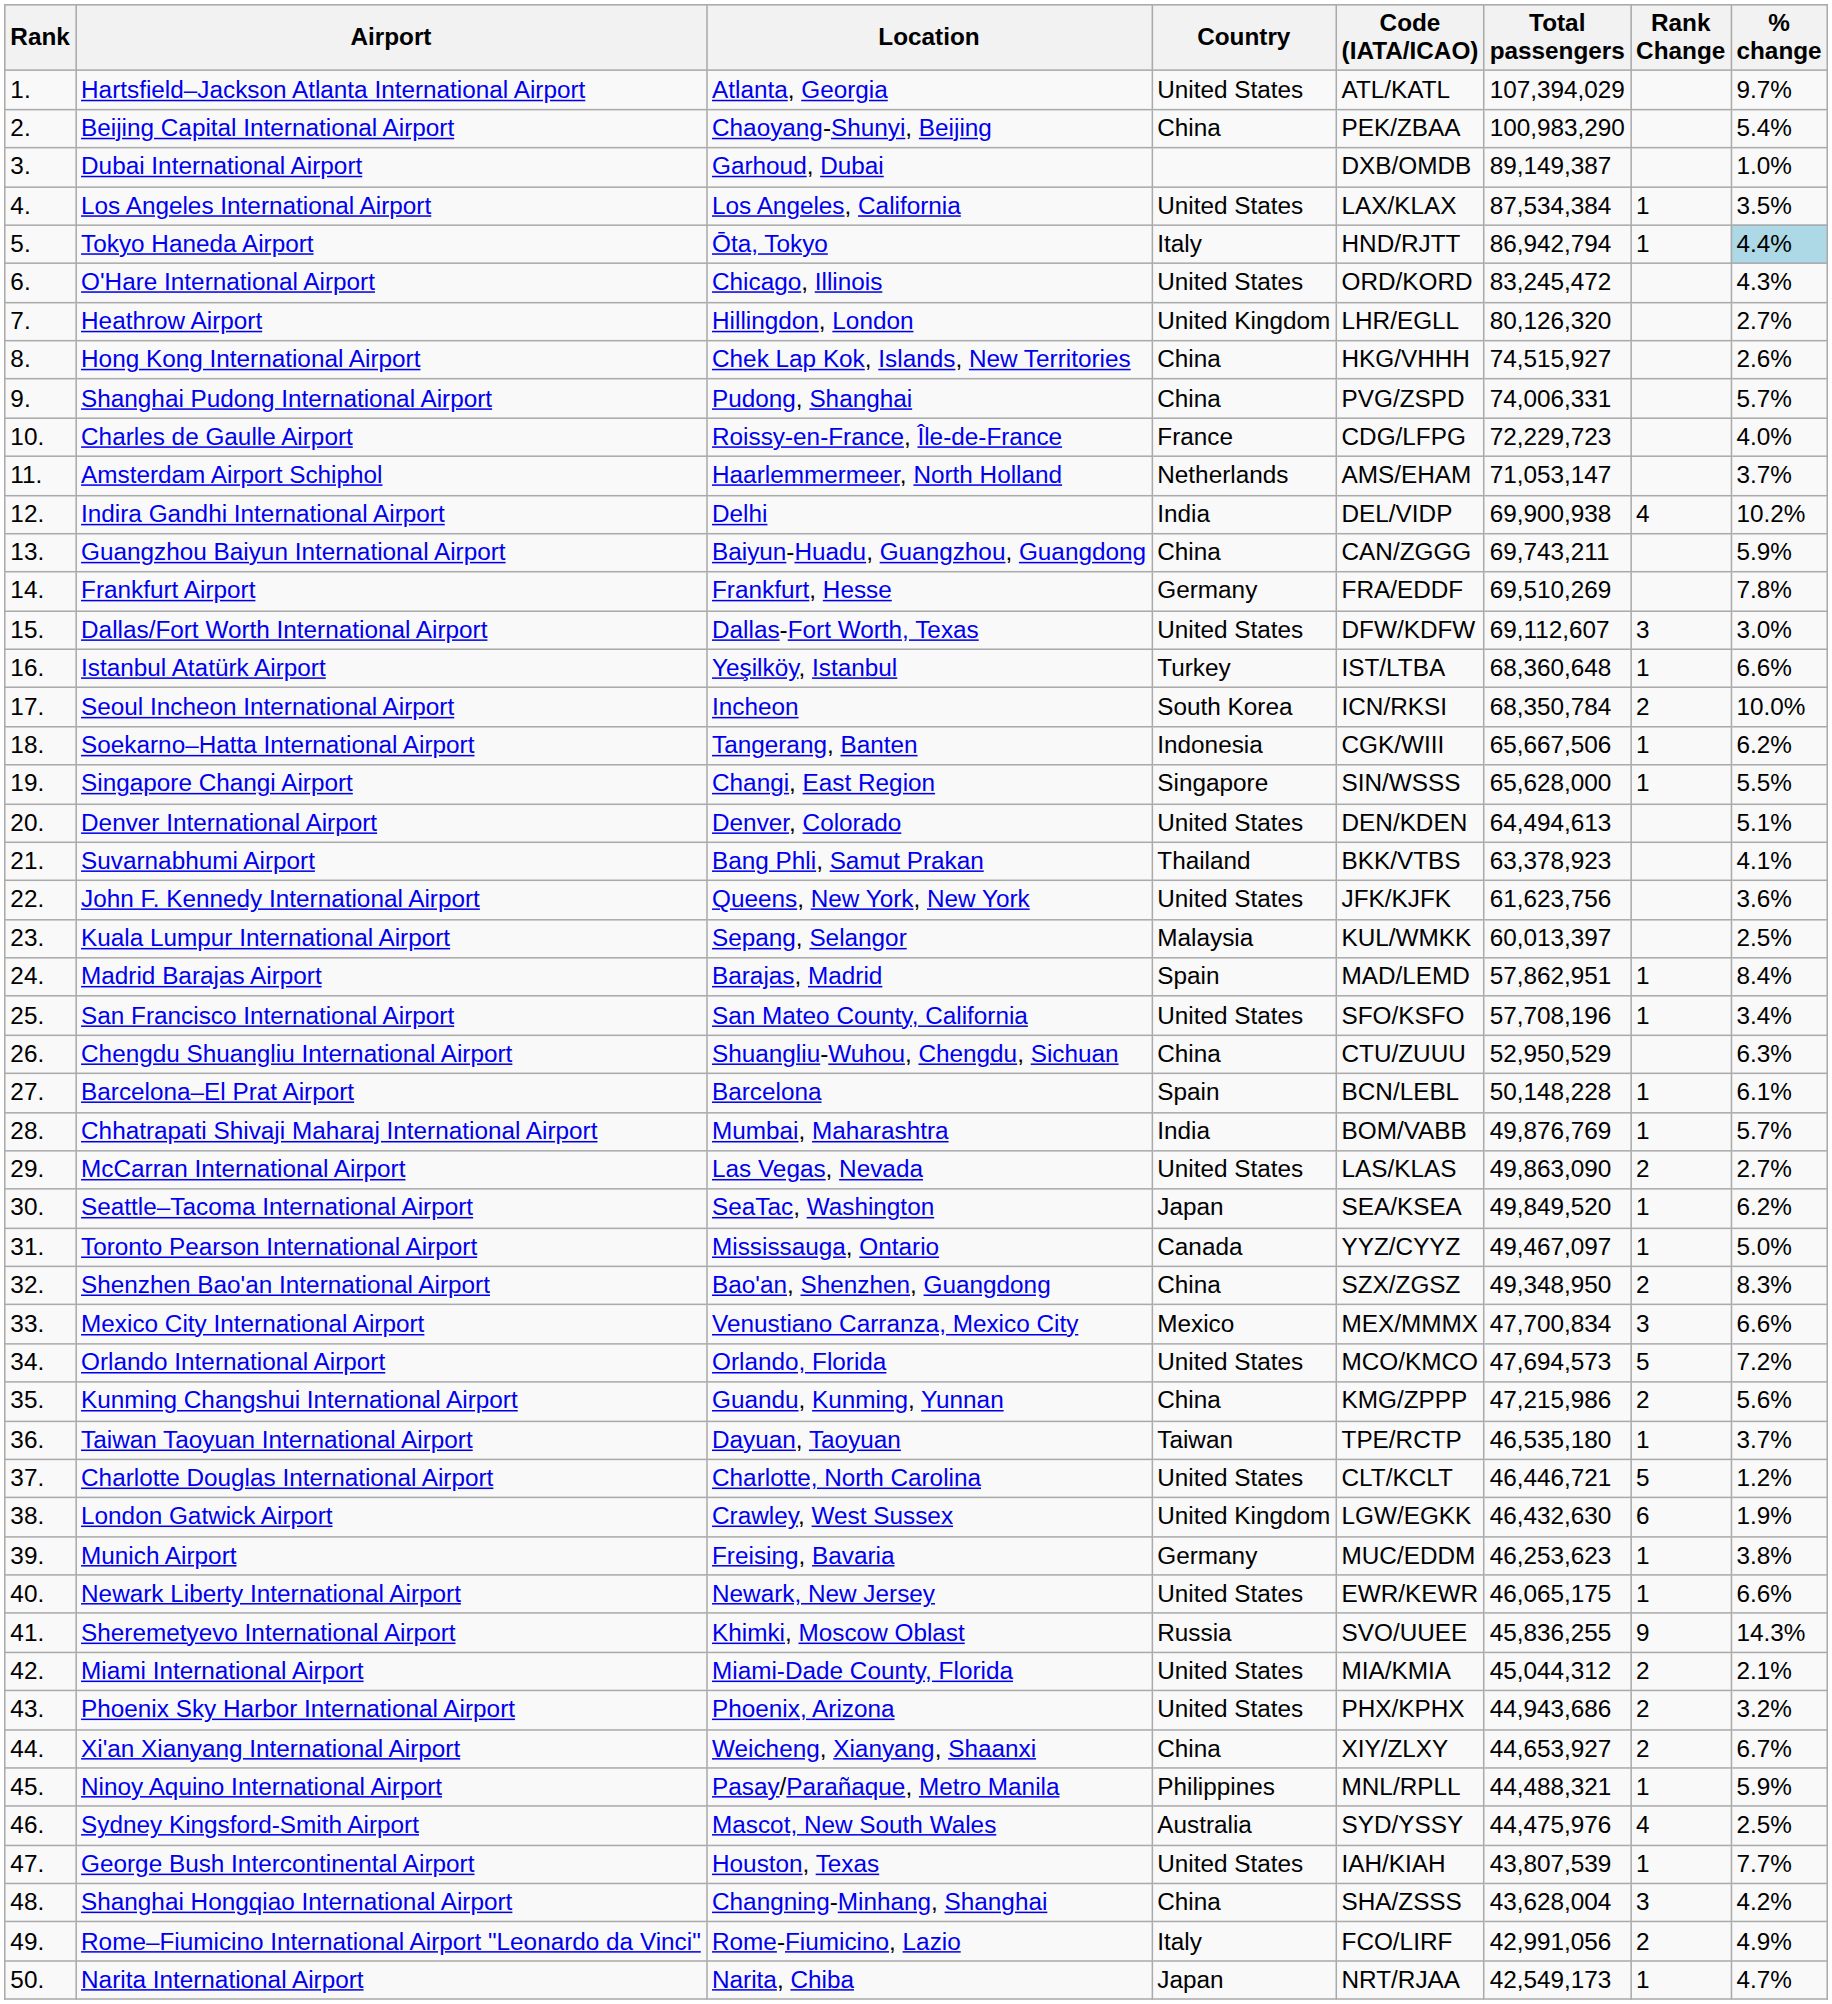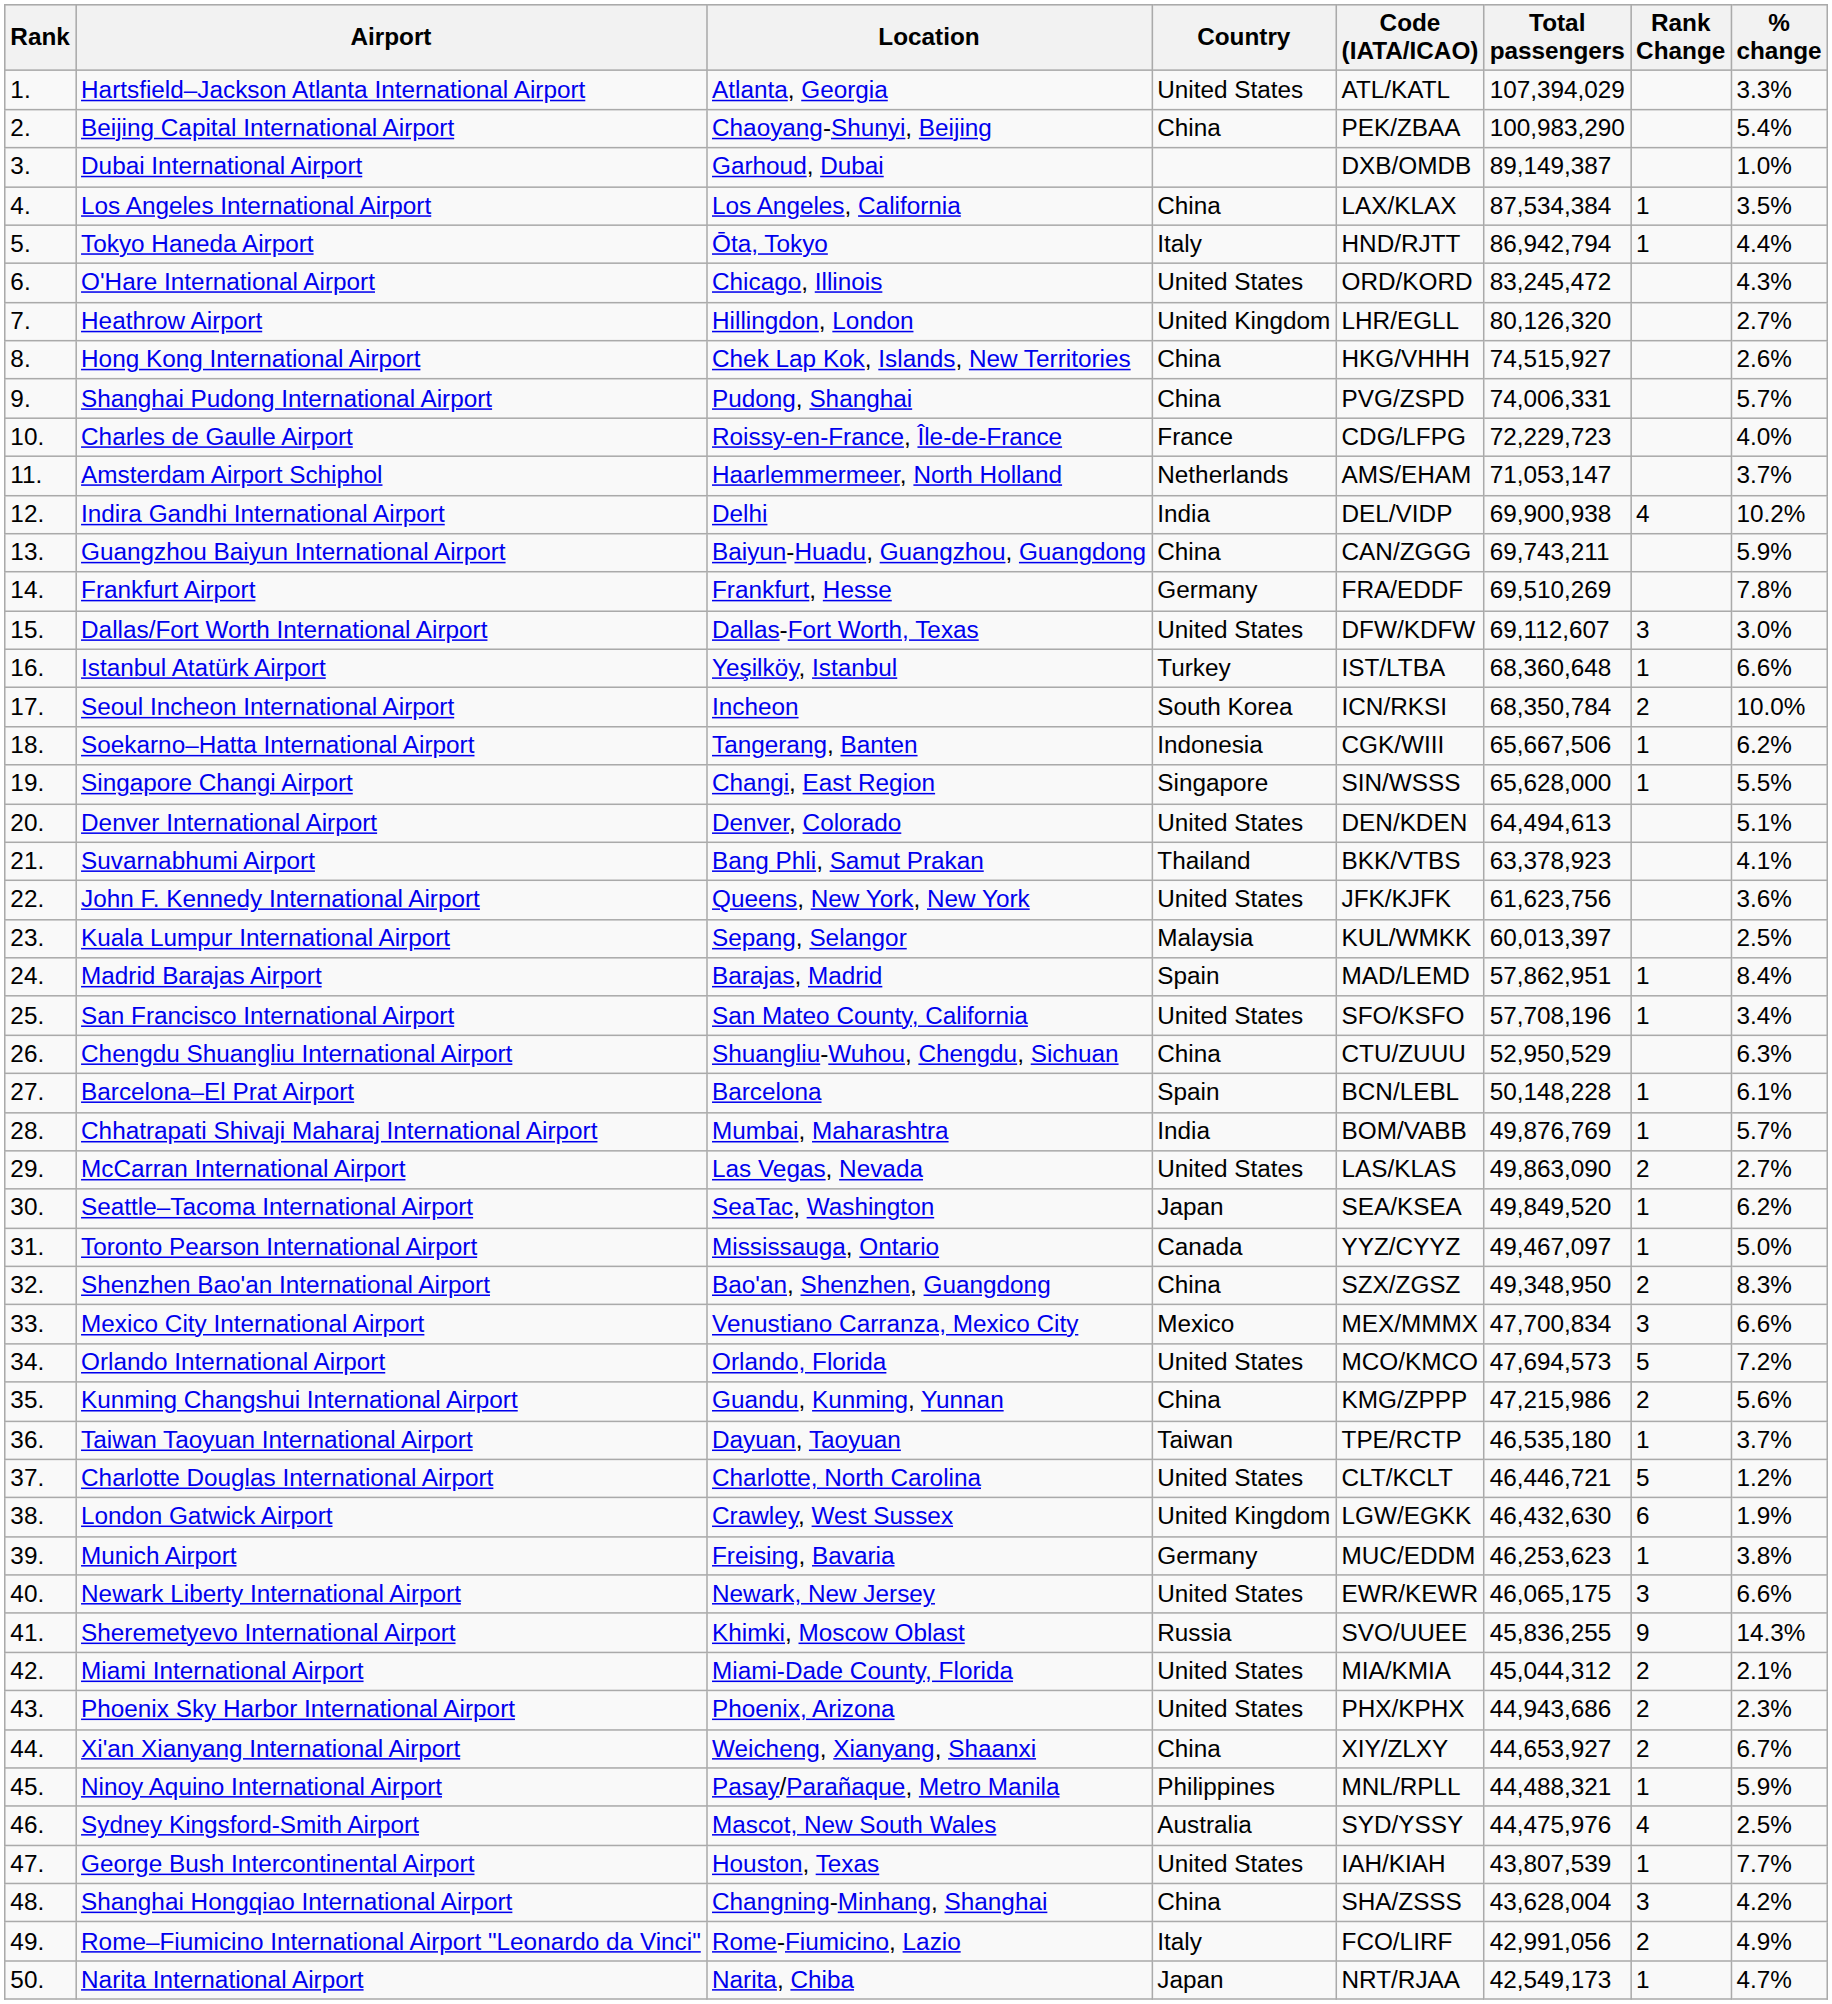(1764, 89) 9.7% -> (1764, 89) 3.3%
(1230, 205) United States -> (1189, 205) China
(1764, 243) lightblue background -> (1764, 243) no background
(1643, 1593) 1 -> (1643, 1593) 3
(1764, 1709) 3.2% -> (1764, 1709) 2.3%
